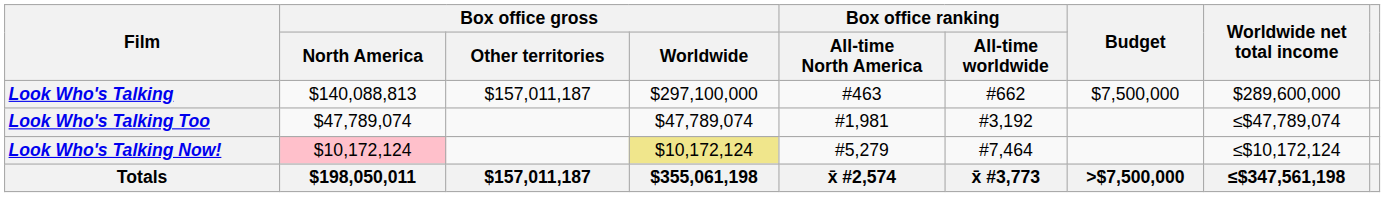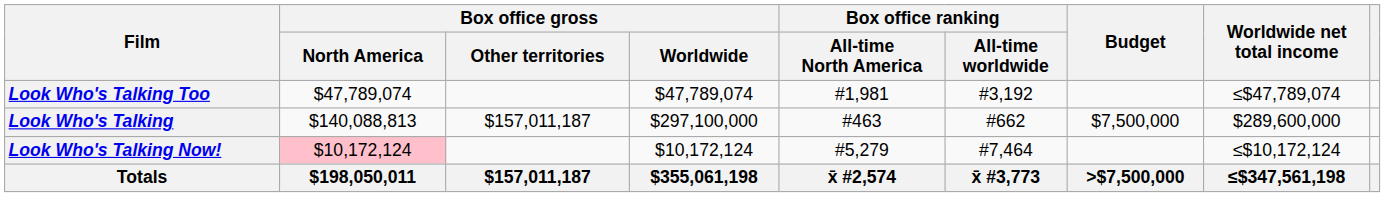rows swapped: (91, 94) <-> (109, 121)
(704, 149) khaki background -> (704, 149) no background
